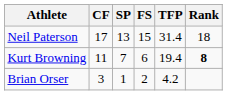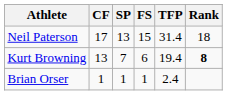(101, 58) 11 -> (101, 58) 13
(101, 79) 3 -> (101, 79) 1
(144, 79) 2 -> (144, 79) 1
(170, 79) 4.2 -> (170, 79) 2.4
